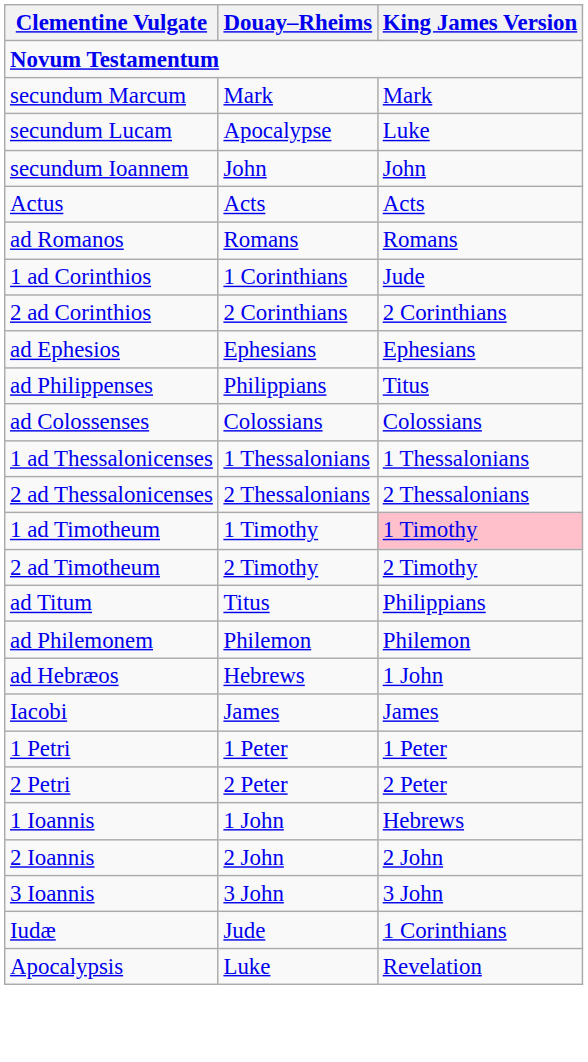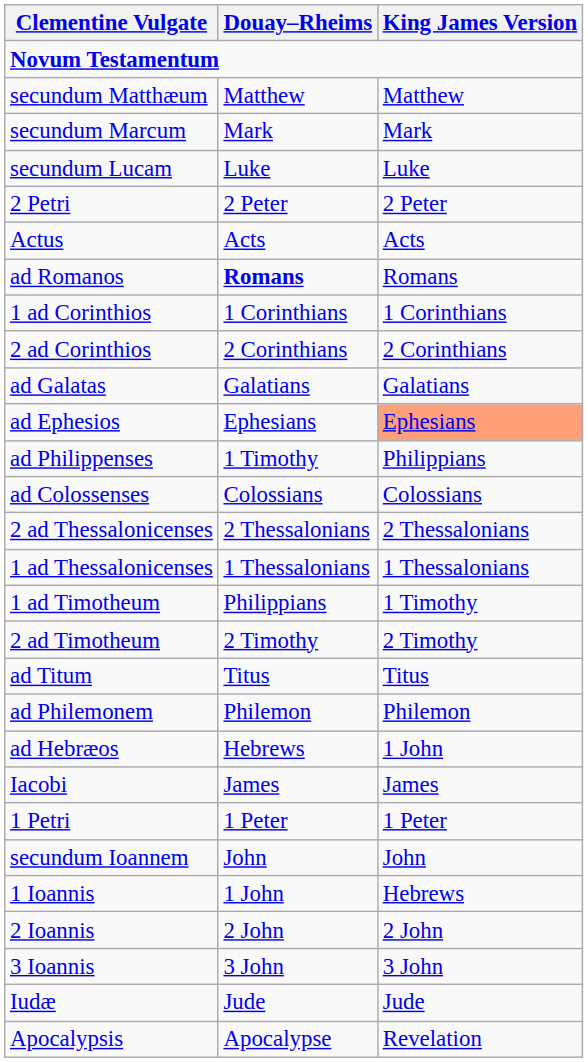+ row: (109, 95)
(277, 131) Apocalypse -> (247, 167) Luke
rows swapped: (99, 167) <-> (40, 784)
(261, 240) normal -> (263, 276) bold
(404, 276) Jude -> (445, 312) 1 Corinthians
+ row: (58, 385)
(429, 349) no background -> (429, 421) lightsalmon background
(275, 385) Philippians -> (271, 458) 1 Timothy
(406, 385) Titus -> (434, 458) Philippians
rows swapped: (111, 458) <-> (111, 494)
(271, 530) 1 Timothy -> (275, 603) Philippians
(430, 530) pink background -> (430, 603) no background
(434, 603) Philippians -> (406, 675) Titus
(445, 929) 1 Corinthians -> (404, 1002) Jude
(247, 966) Luke -> (277, 1038) Apocalypse
